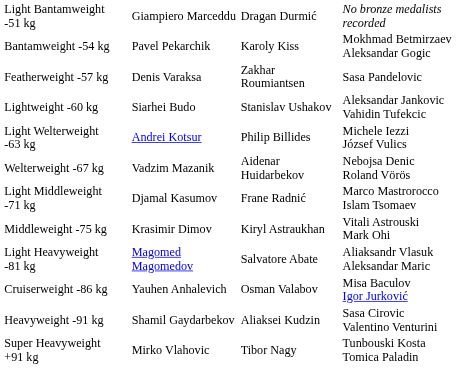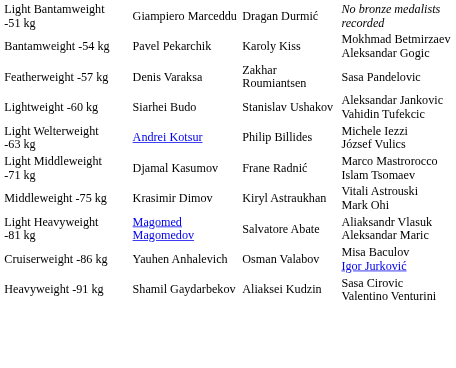- row: (54, 168)
- row: (52, 350)
